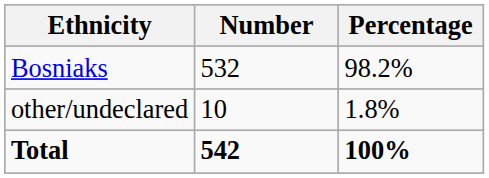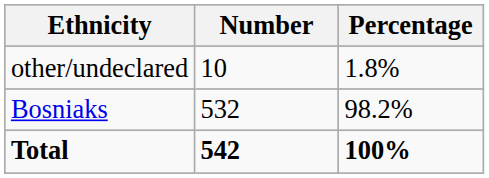rows swapped: (59, 67) <-> (100, 109)
